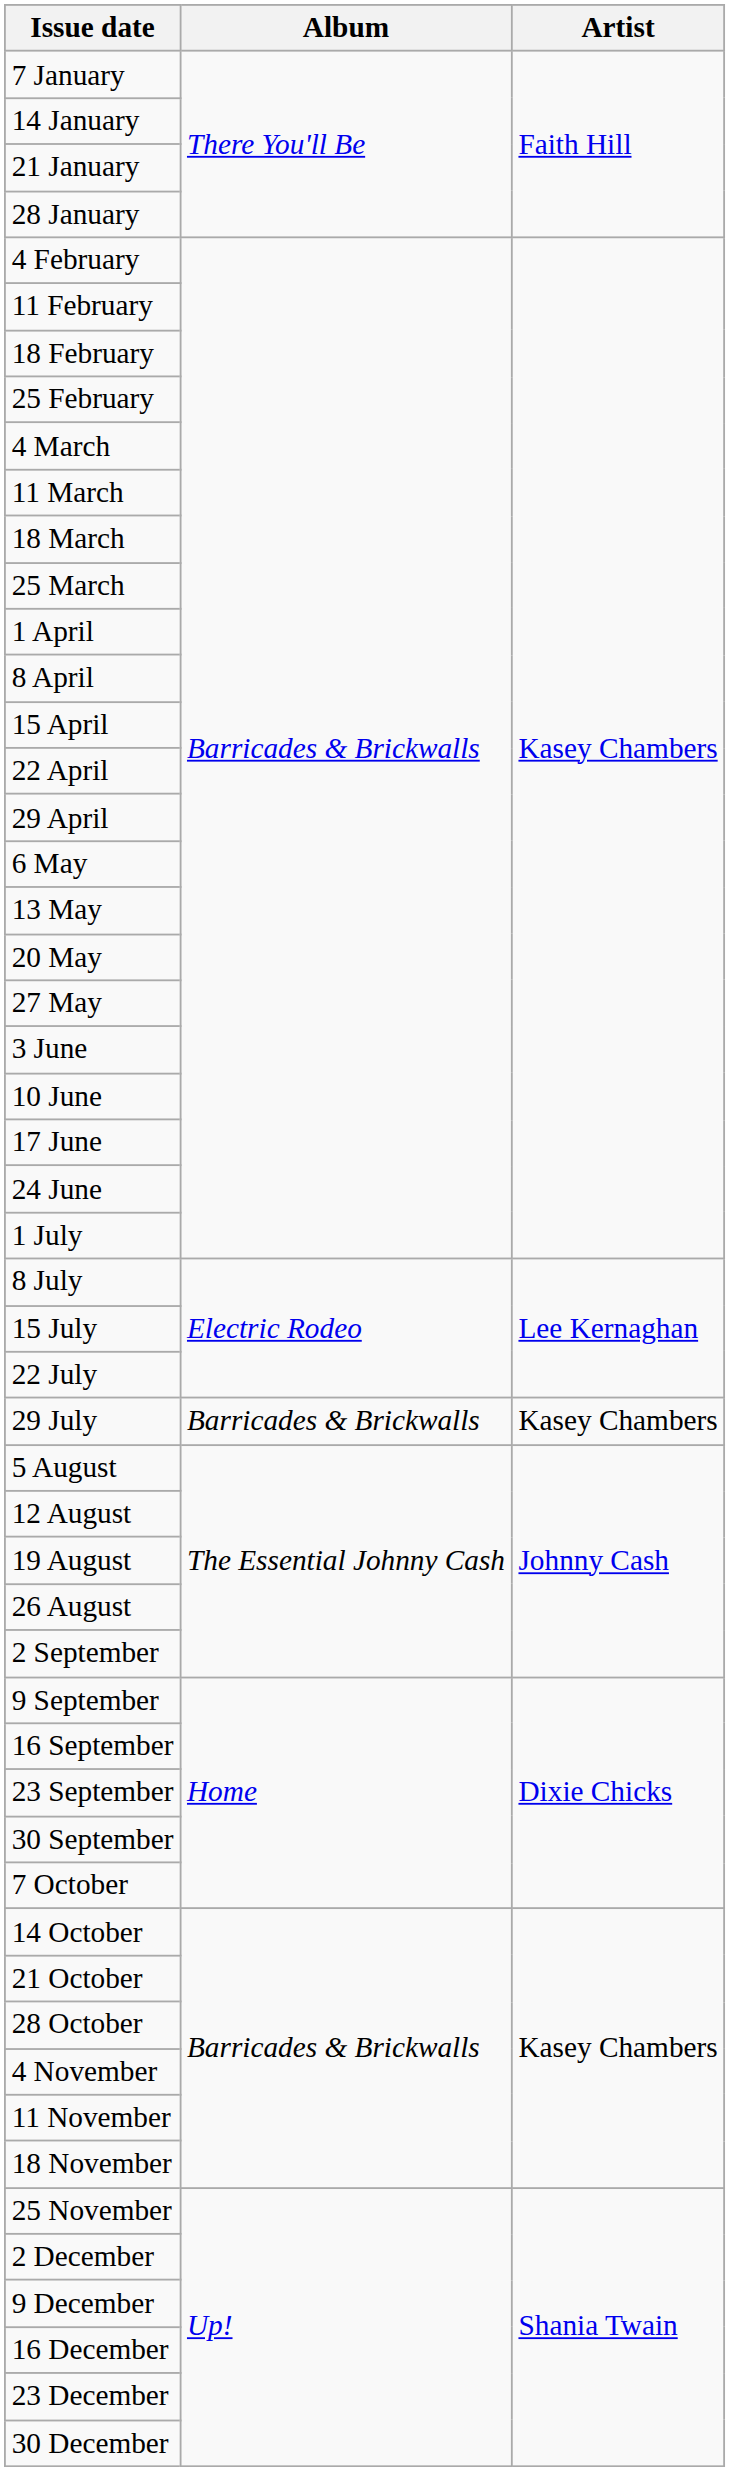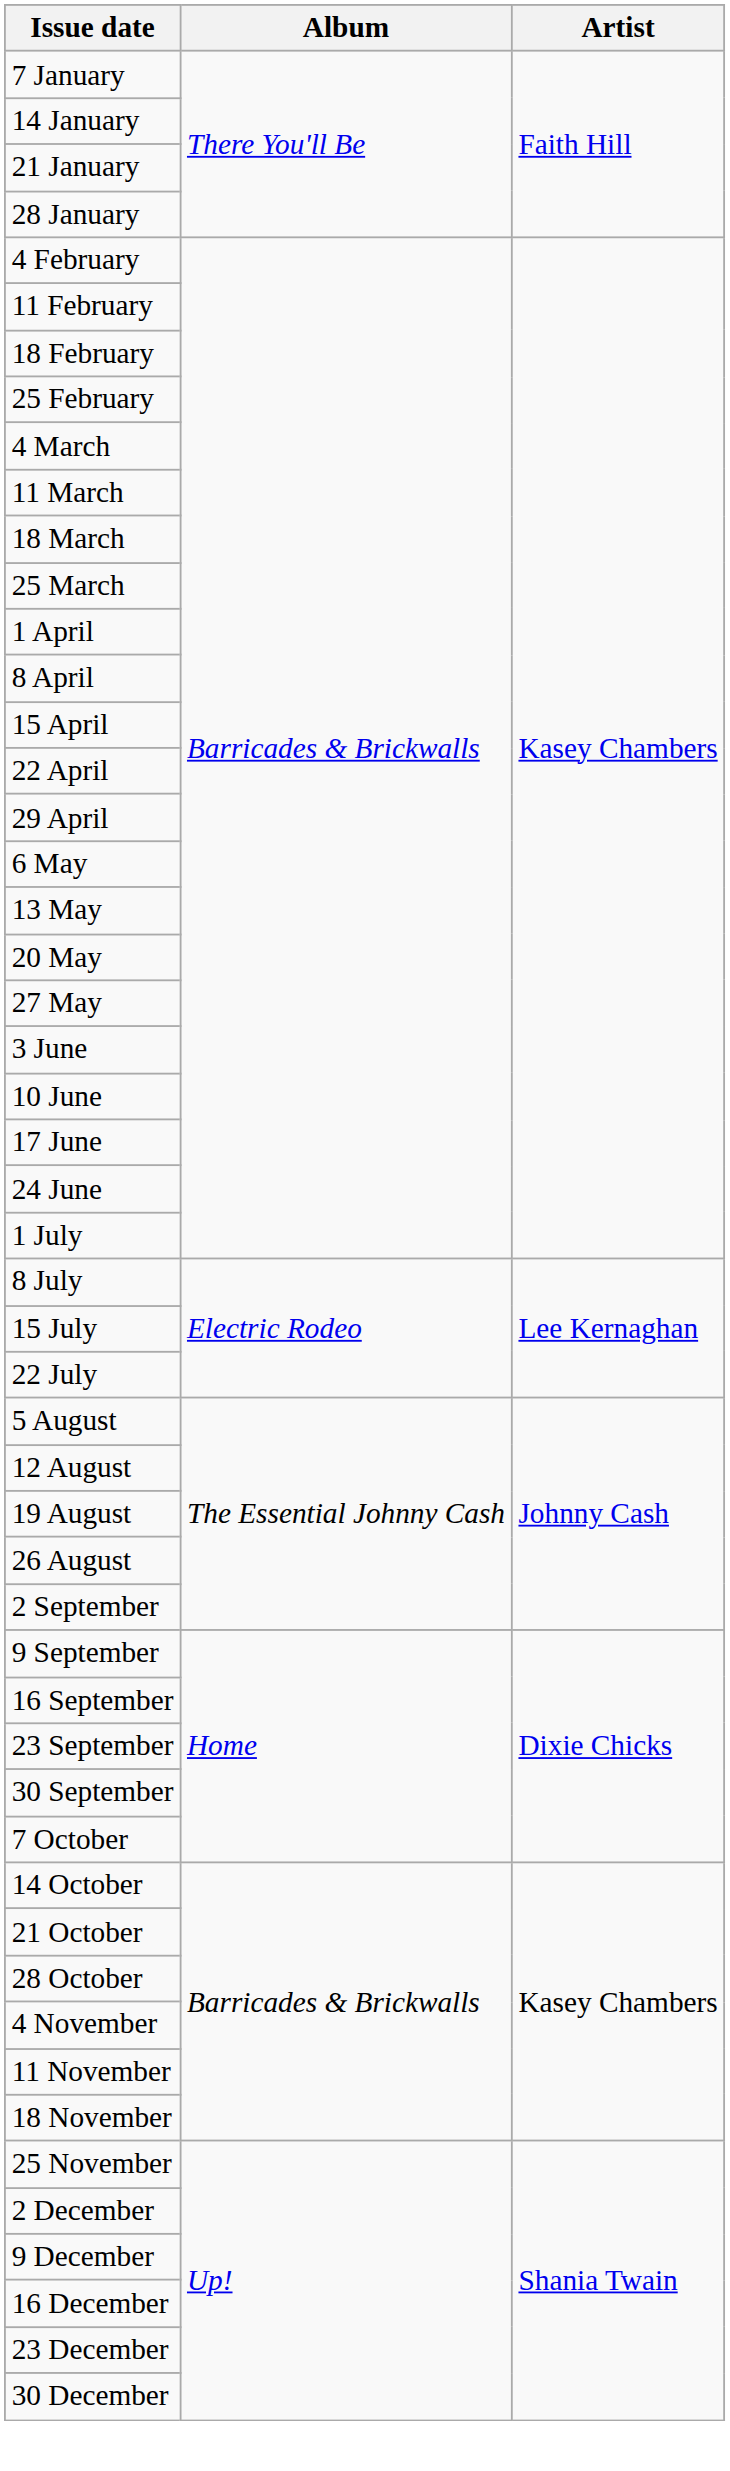- row: (54, 1420)
